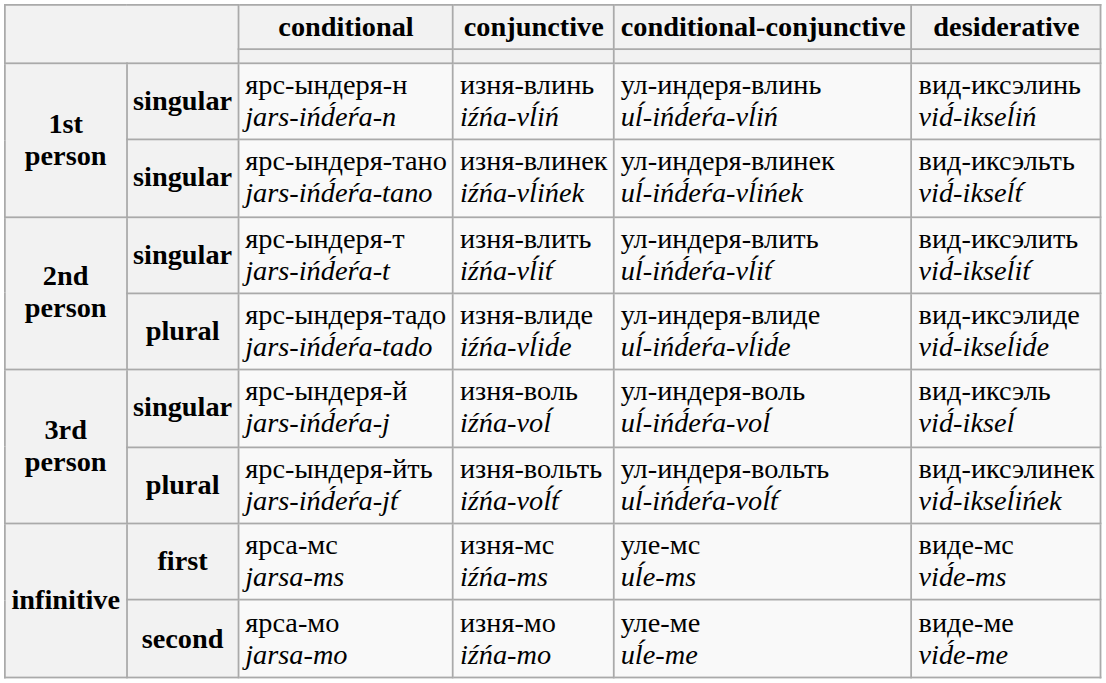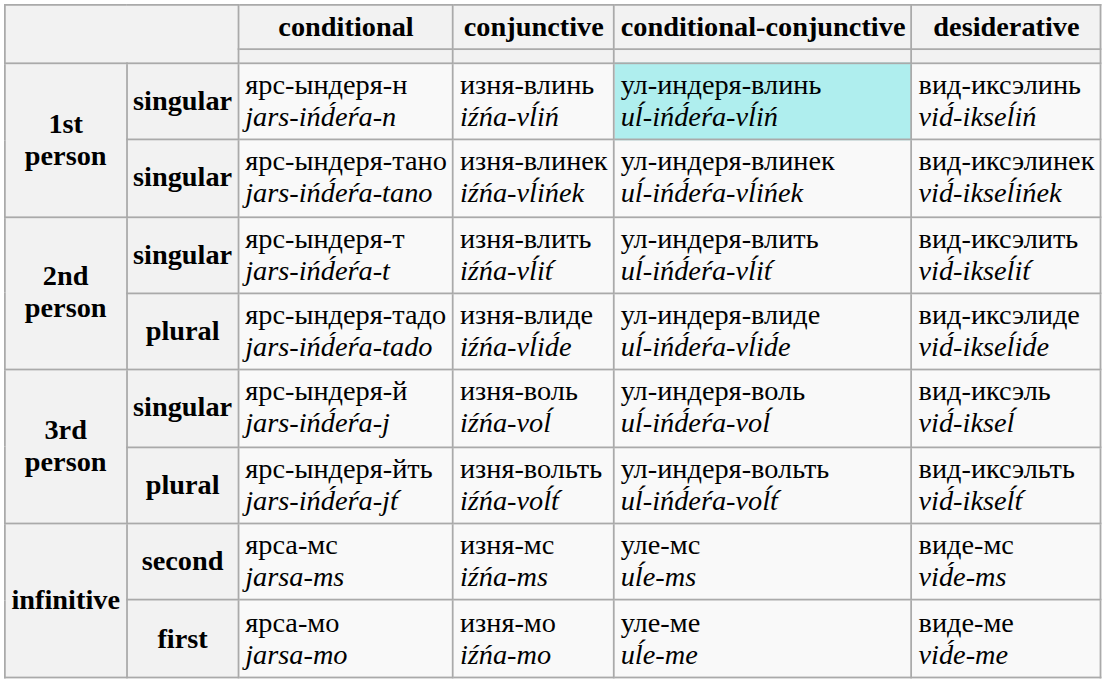(721, 100) no background -> (721, 100) paleturquoise background
(997, 177) вид-иксэльть vid́-ikseĺt́ -> (1006, 177) вид-иксэлинек vid́-ikseĺińek
(1006, 484) вид-иксэлинек vid́-ikseĺińek -> (997, 484) вид-иксэльть vid́-ikseĺt́
(183, 561) first -> (183, 561) second
(183, 638) second -> (183, 638) first
